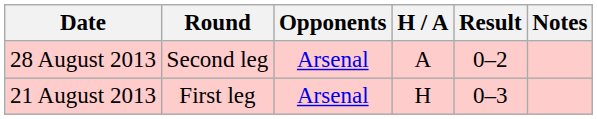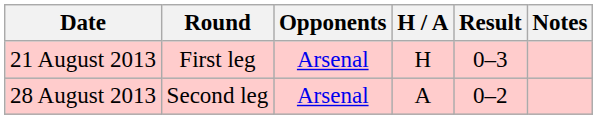rows swapped: (83, 95) <-> (83, 59)
